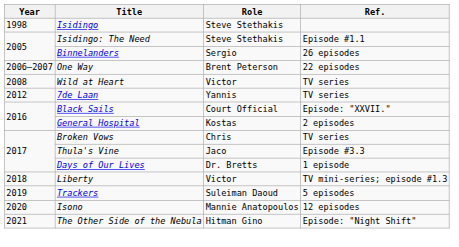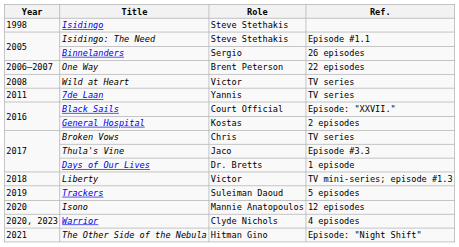(17, 95) 2012 -> (17, 95) 2011
+ row: (80, 221)
